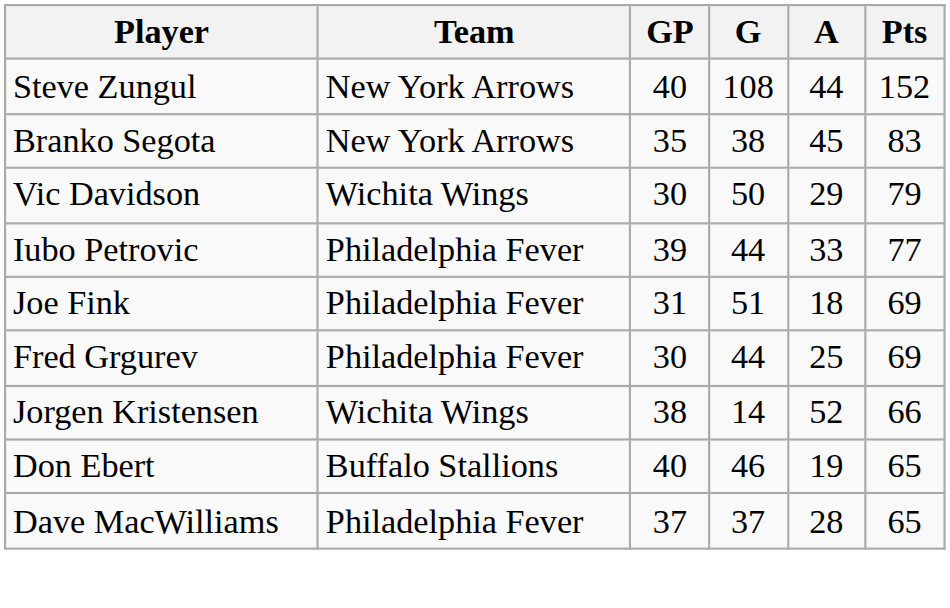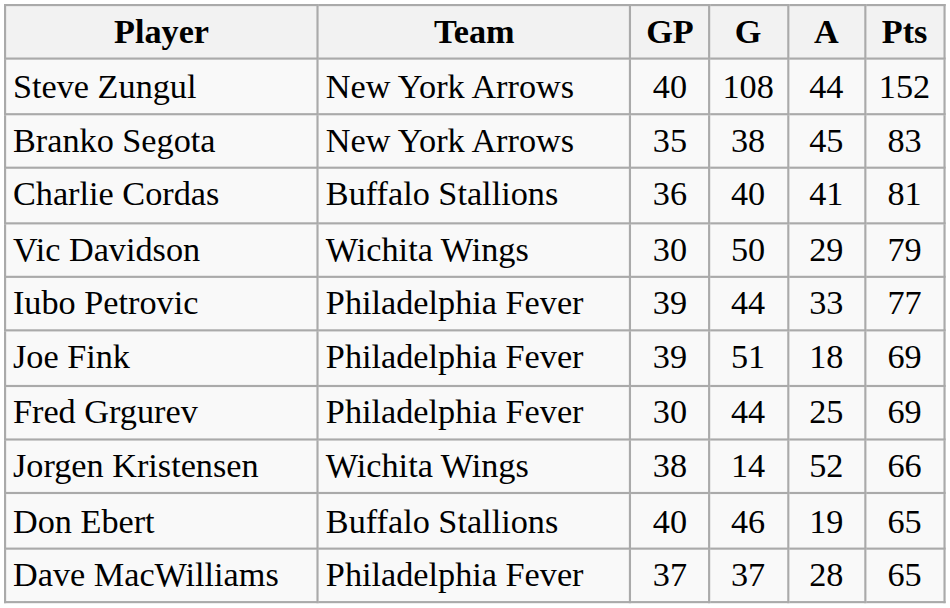+ row: (116, 194)
(670, 303) 31 -> (670, 357) 39
